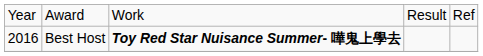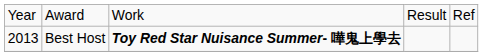(23, 38) 2016 -> (23, 38) 2013
